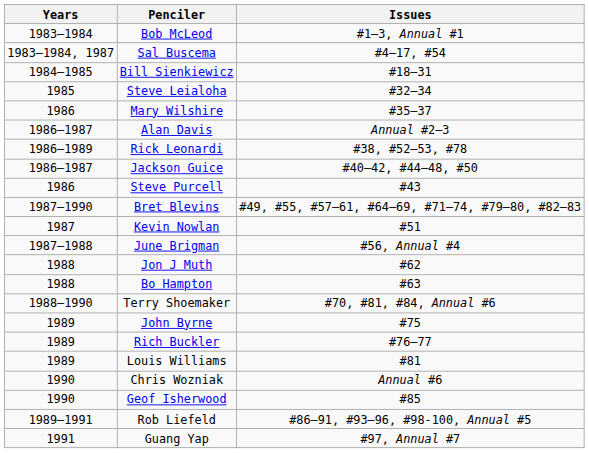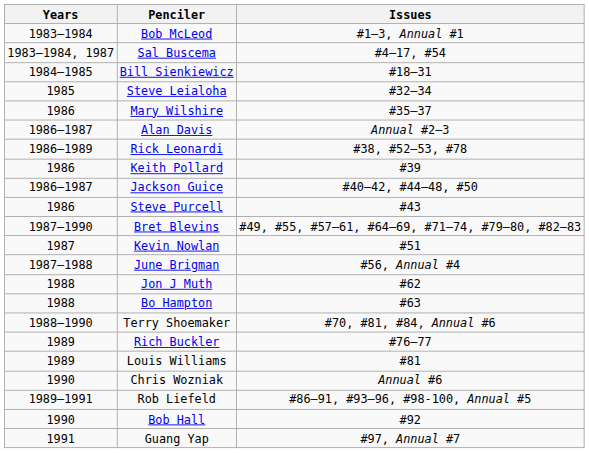+ row: (177, 168)
- row: (177, 323)
- row: (177, 400)
+ row: (177, 419)
